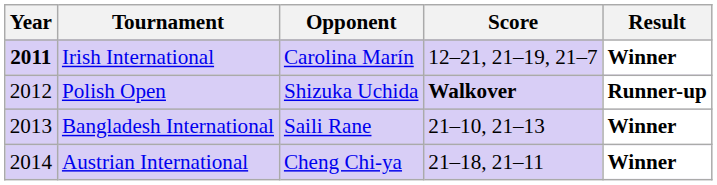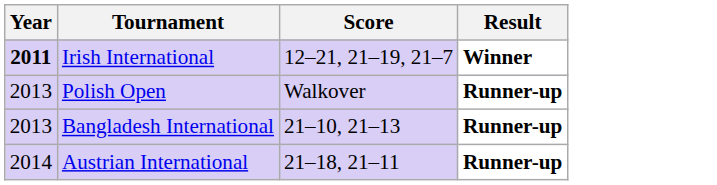- column: (351, 22)
(31, 92) 2012 -> (31, 92) 2013
(472, 92) bold -> (325, 92) normal
(642, 127) Winner -> (513, 127) Runner-up
(642, 161) Winner -> (513, 161) Runner-up
